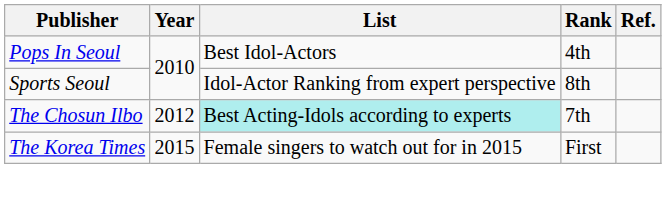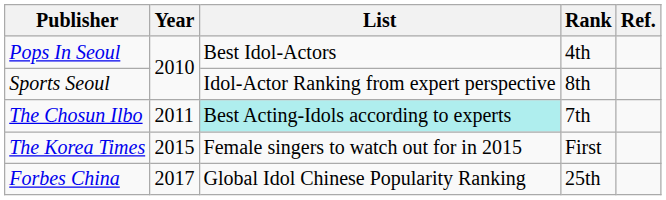(174, 115) 2012 -> (174, 115) 2011
+ row: (65, 178)
